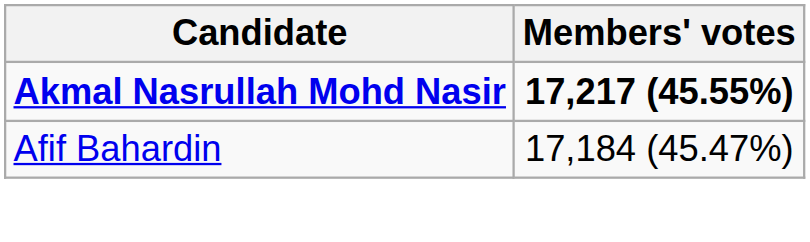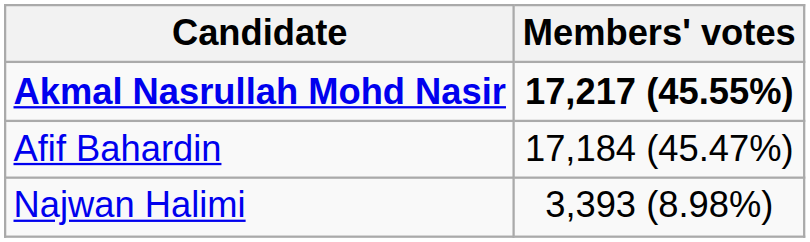+ row: (130, 206)
